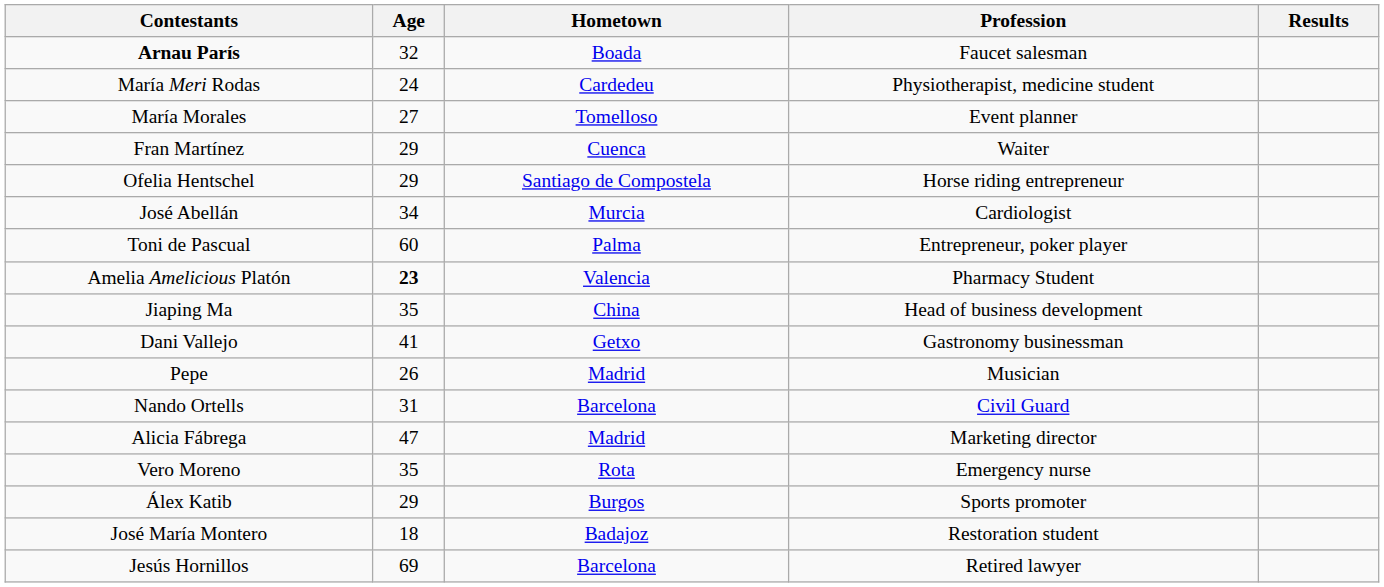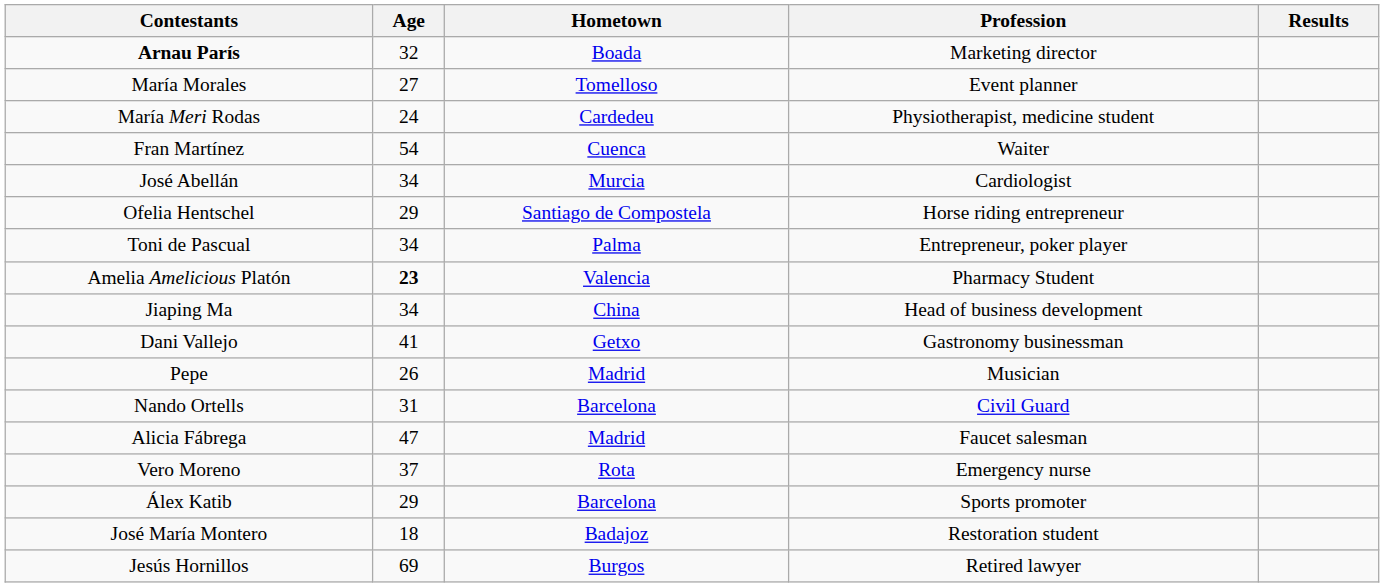(1023, 52) Faucet salesman -> (1023, 52) Marketing director
rows swapped: (189, 84) <-> (189, 116)
(409, 148) 29 -> (409, 148) 54
rows swapped: (189, 180) <-> (189, 213)
(409, 245) 60 -> (409, 245) 34
(409, 309) 35 -> (409, 309) 34
(1023, 437) Marketing director -> (1023, 437) Faucet salesman
(409, 469) 35 -> (409, 469) 37
(616, 501) Burgos -> (616, 501) Barcelona
(616, 565) Barcelona -> (616, 565) Burgos
